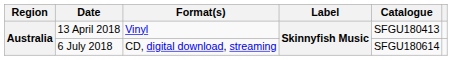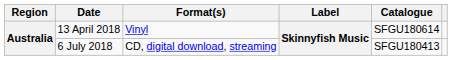(407, 30) SFGU180413 -> (407, 30) SFGU180614
(407, 47) SFGU180614 -> (407, 47) SFGU180413
